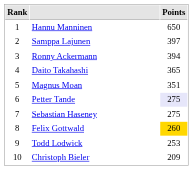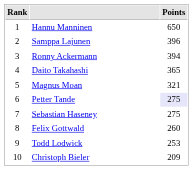(174, 41) 397 -> (174, 41) 396
(174, 85) 351 -> (174, 85) 321
(174, 128) gold background -> (174, 128) no background
